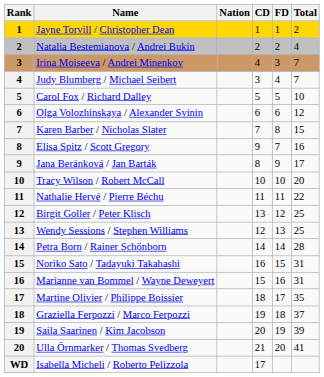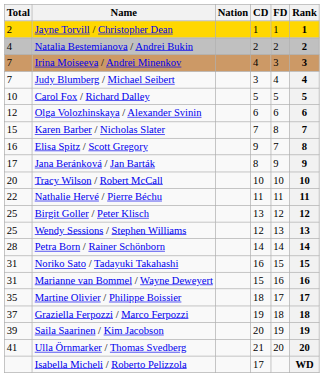columns swapped: (19, 12) <-> (305, 12)
